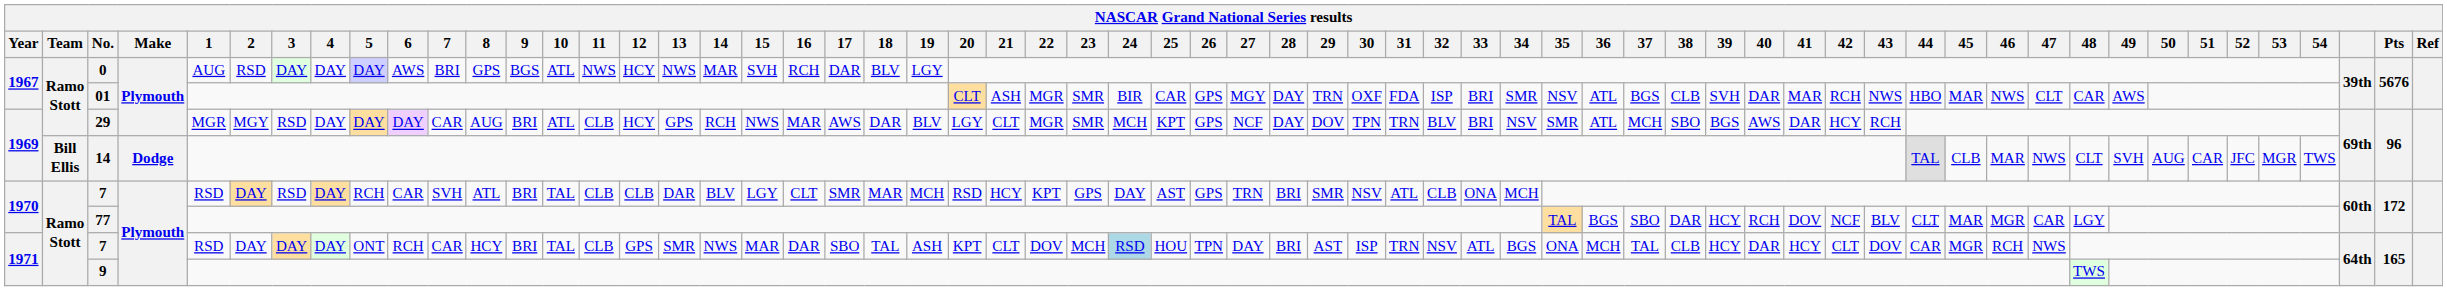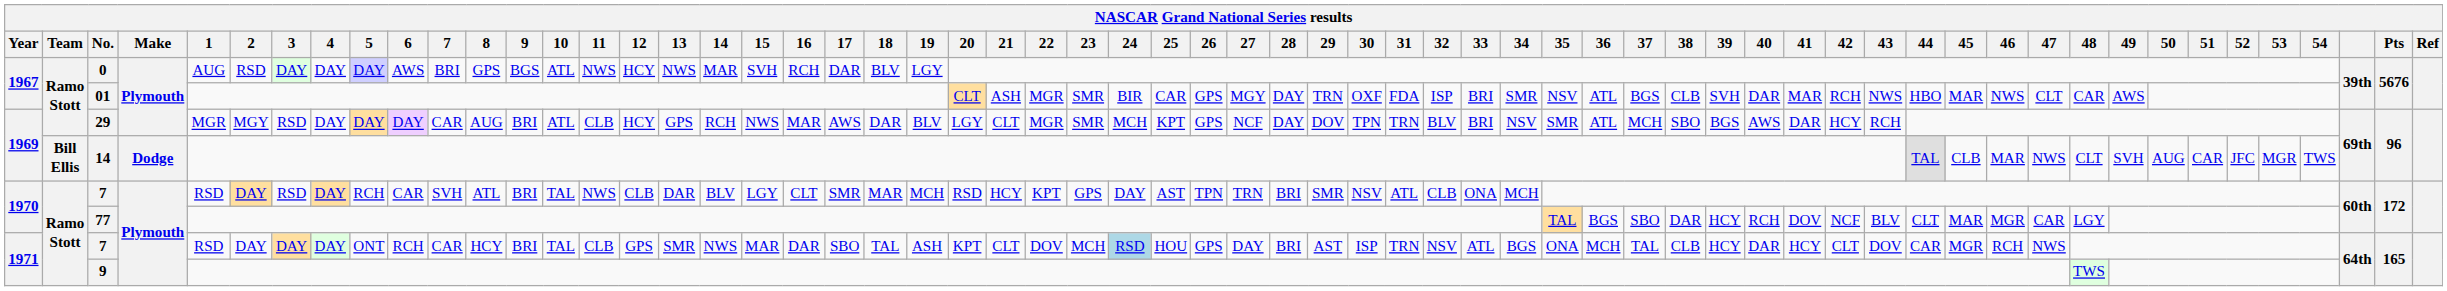(599, 193) CLB -> (599, 193) NWS
(1209, 193) GPS -> (1209, 193) TPN
(1209, 245) TPN -> (1209, 245) GPS
